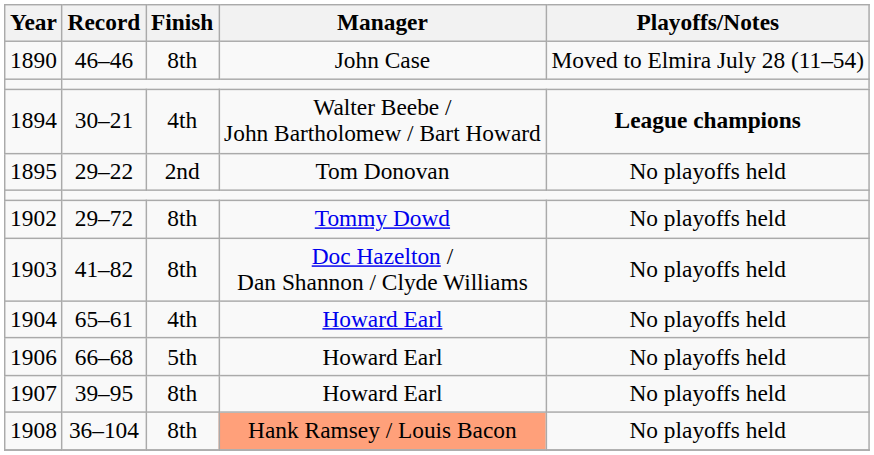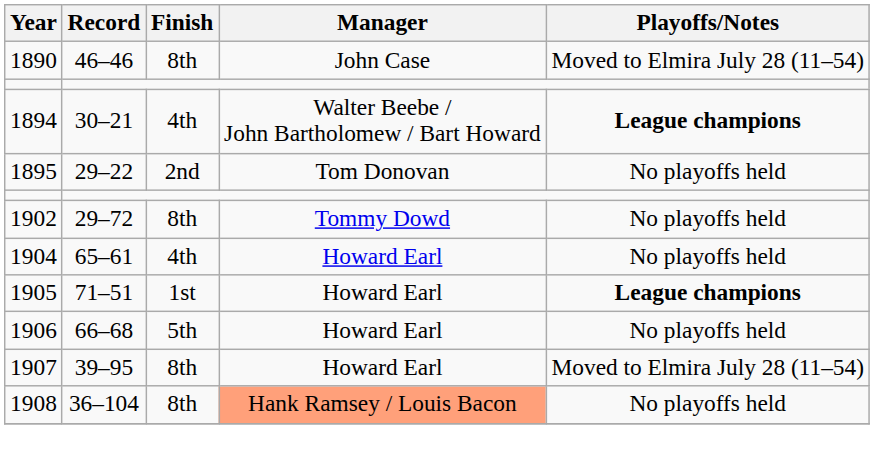- row: (33, 269)
+ row: (33, 293)
(708, 393) No playoffs held -> (708, 367) Moved to Elmira July 28 (11–54)
